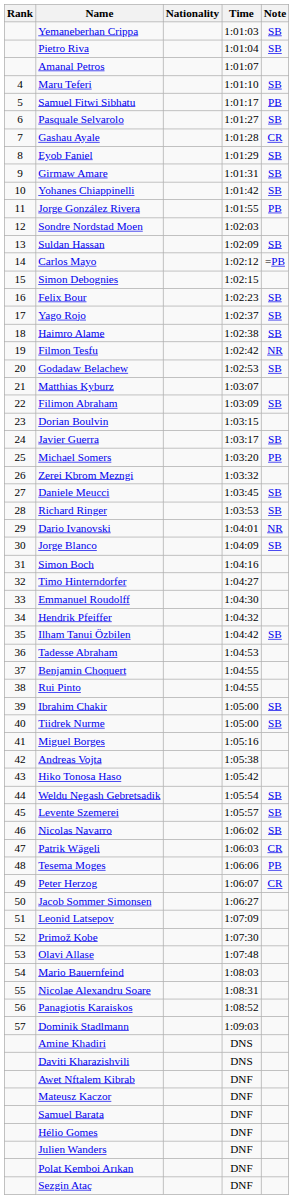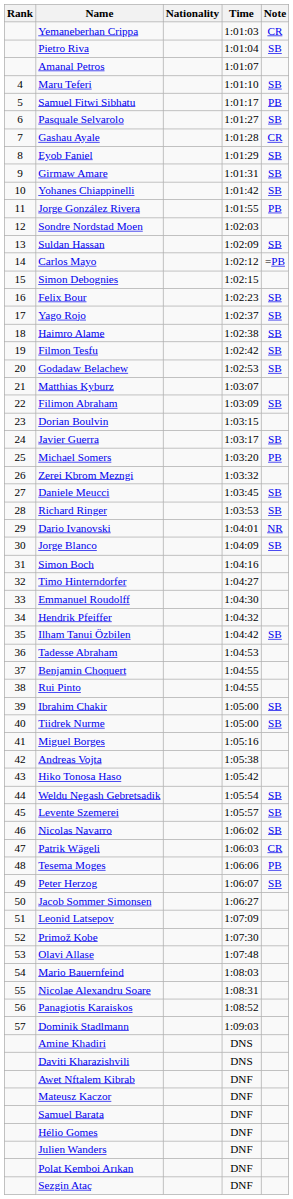(275, 31) SB -> (275, 31) CR
(275, 350) NR -> (275, 350) SB
(275, 883) CR -> (275, 883) SB
